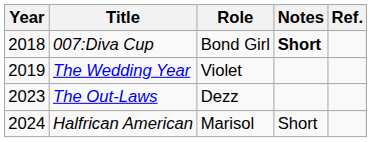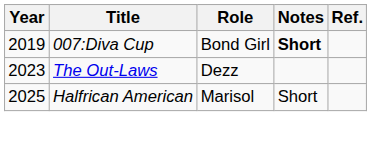(27, 44) 2018 -> (27, 44) 2019
- row: (122, 70)
(27, 123) 2024 -> (27, 96) 2025
